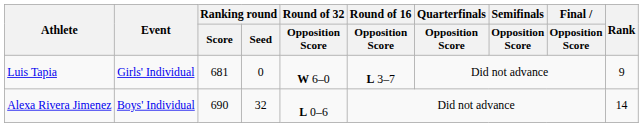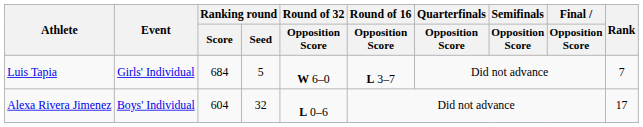(220, 72) 681 -> (220, 72) 684
(261, 72) 0 -> (261, 72) 5
(622, 72) 9 -> (622, 72) 7
(220, 106) 690 -> (220, 106) 604
(622, 106) 14 -> (622, 106) 17
